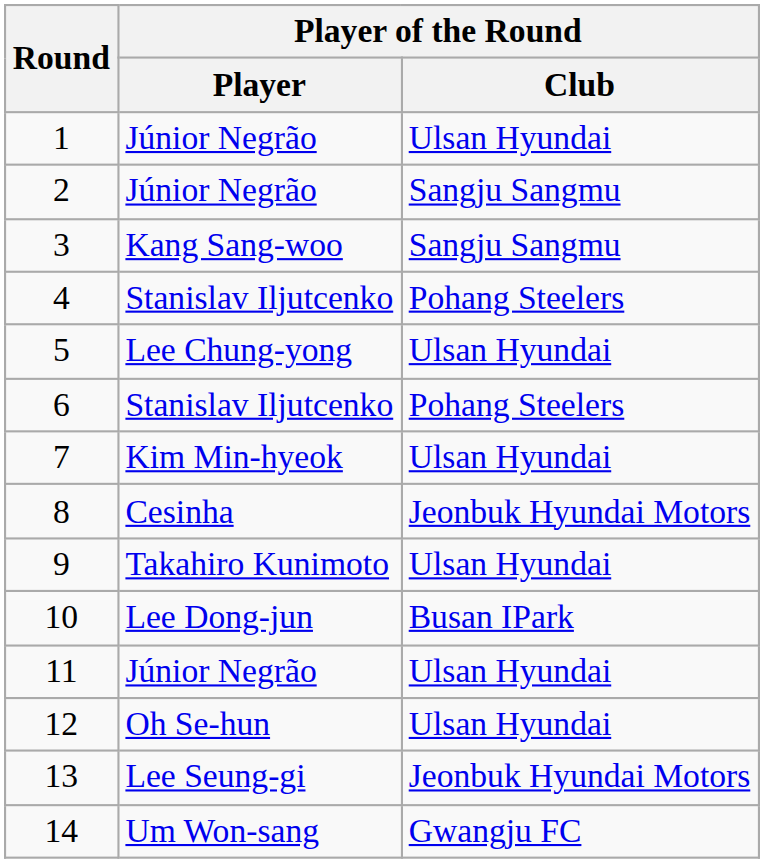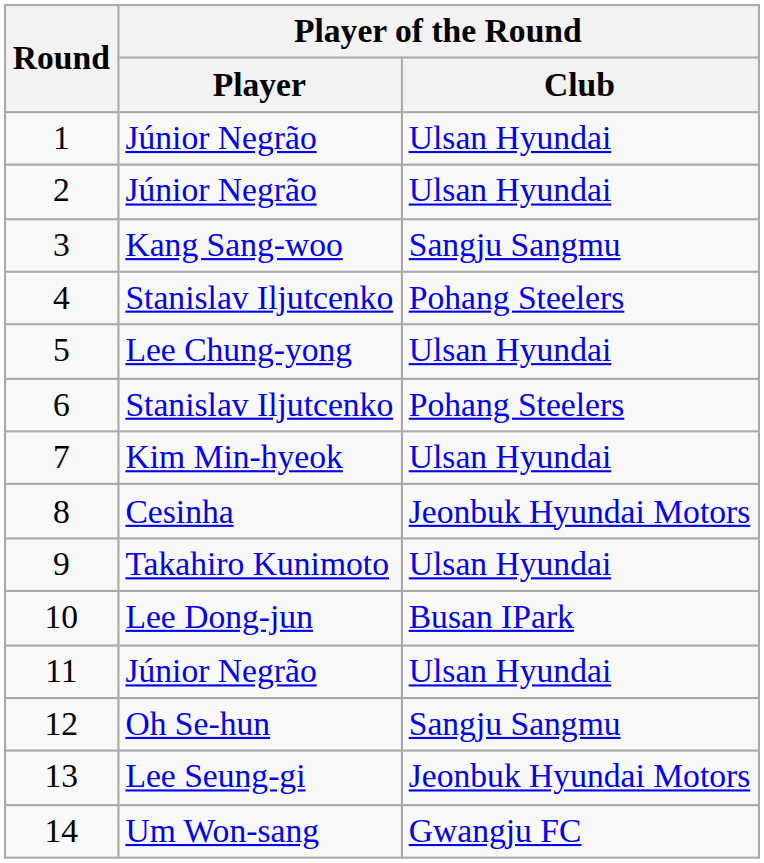(515, 191) Sangju Sangmu -> (510, 191) Ulsan Hyundai
(510, 723) Ulsan Hyundai -> (515, 723) Sangju Sangmu
